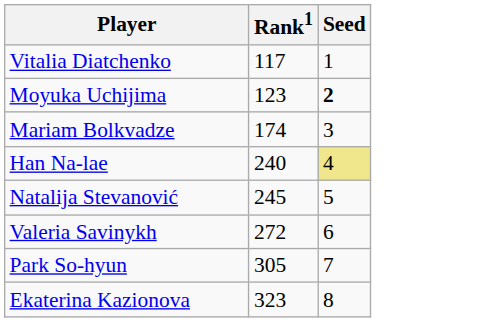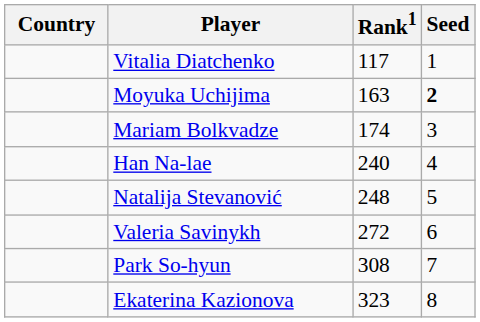+ column: (57, 24)
(270, 95) 123 -> (374, 95) 163
(328, 163) khaki background -> (432, 163) no background
(270, 197) 245 -> (374, 197) 248
(270, 265) 305 -> (374, 265) 308
